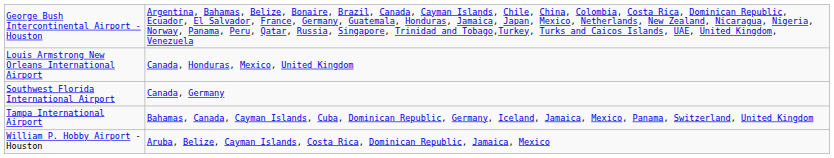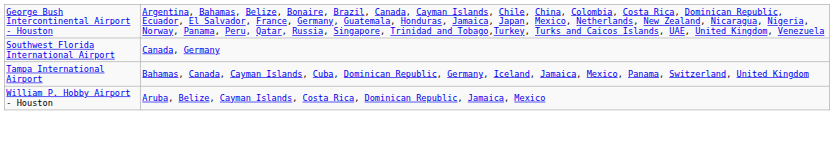- row: (61, 65)
